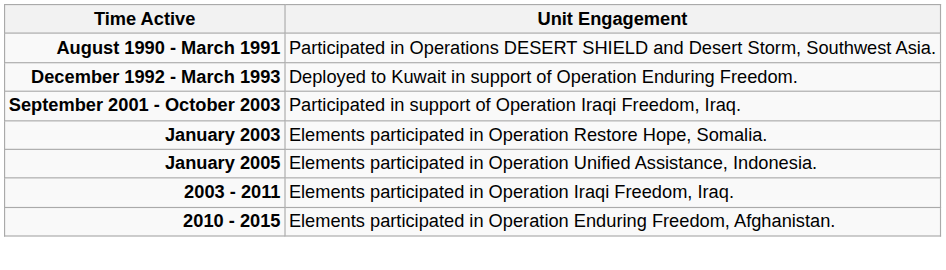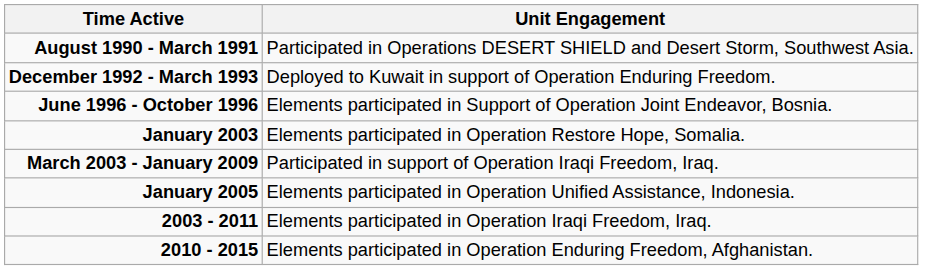+ row: (148, 105)
- row: (145, 105)
+ row: (143, 163)
